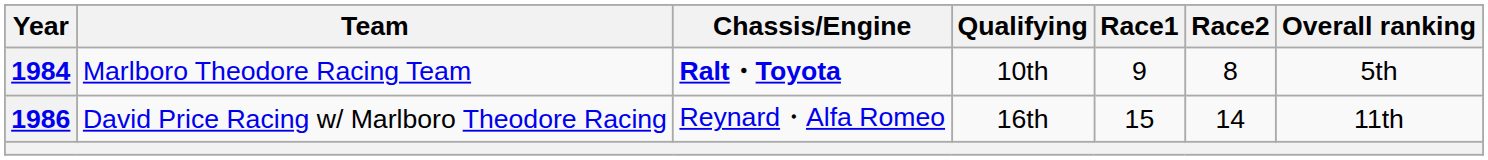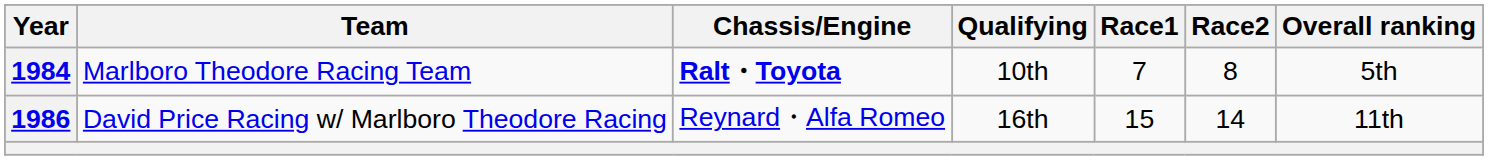(1139, 71) 9 -> (1139, 71) 7
